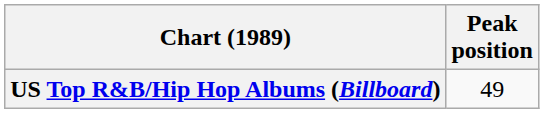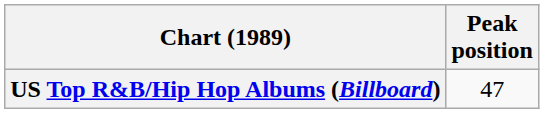(492, 88) 49 -> (492, 88) 47
